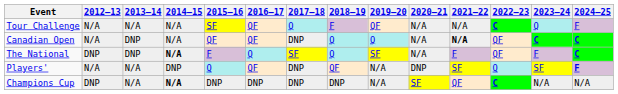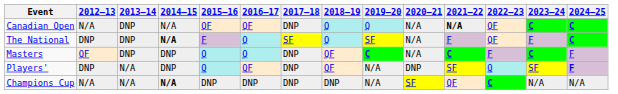- row: (43, 26)
+ row: (25, 54)
(92, 68) N/A -> (87, 68) DNP
(92, 82) DNP -> (87, 82) N/A
